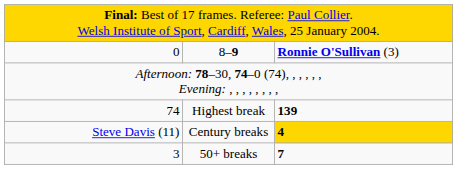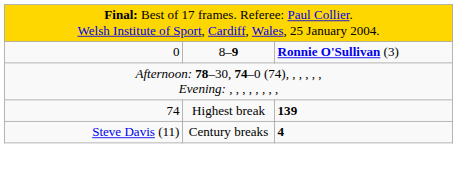(281, 132) gold background -> (281, 132) no background
- row: (229, 154)
